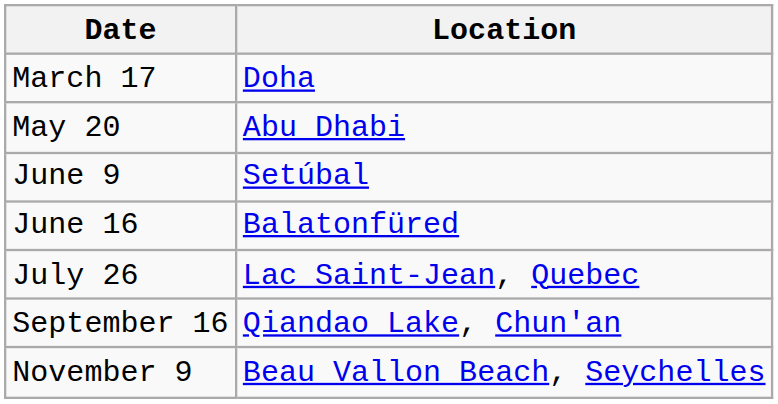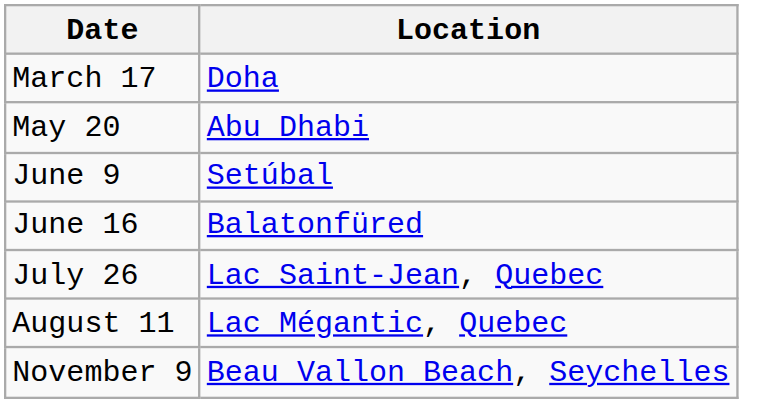+ row: (93, 323)
- row: (120, 323)
